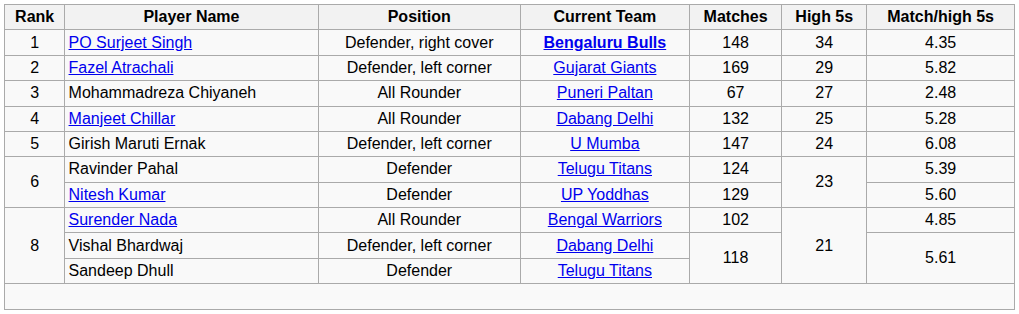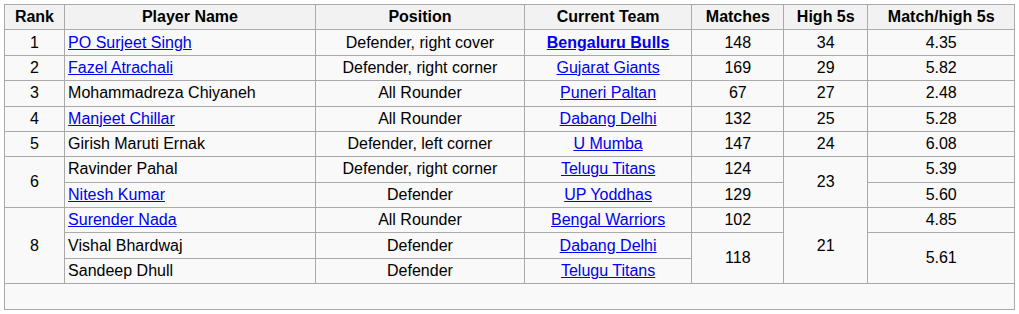(419, 67) Defender, left corner -> (420, 67) Defender, right corner
(419, 169) Defender -> (420, 169) Defender, right corner
(419, 245) Defender, left corner -> (420, 245) Defender
